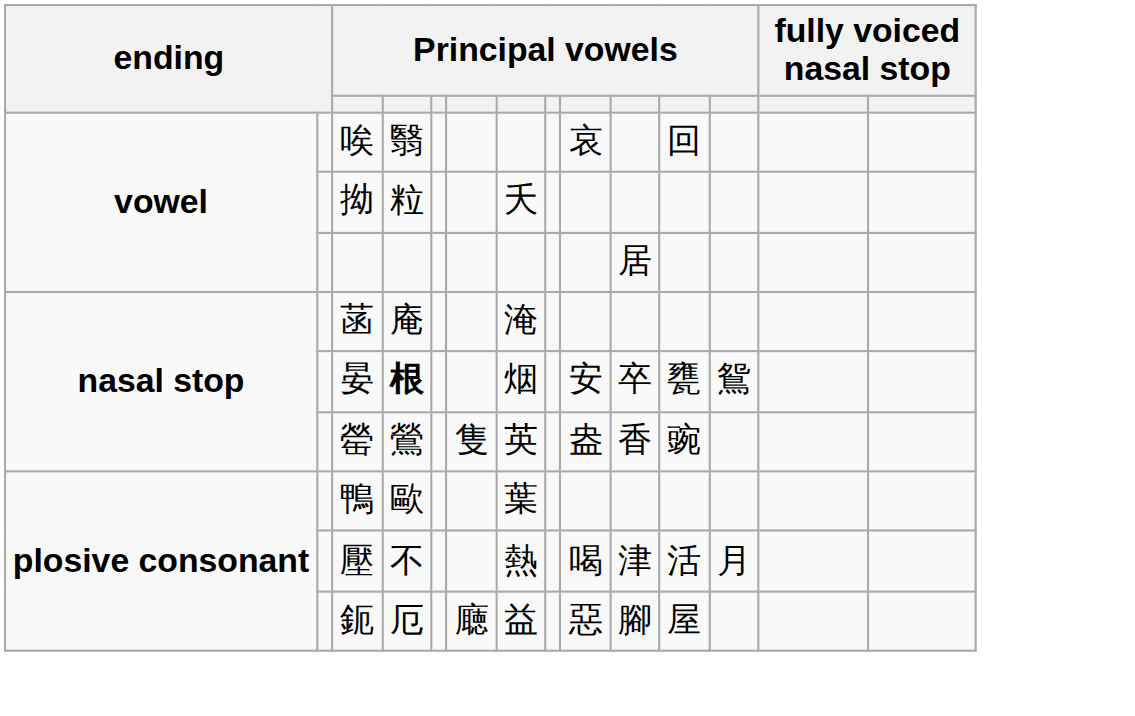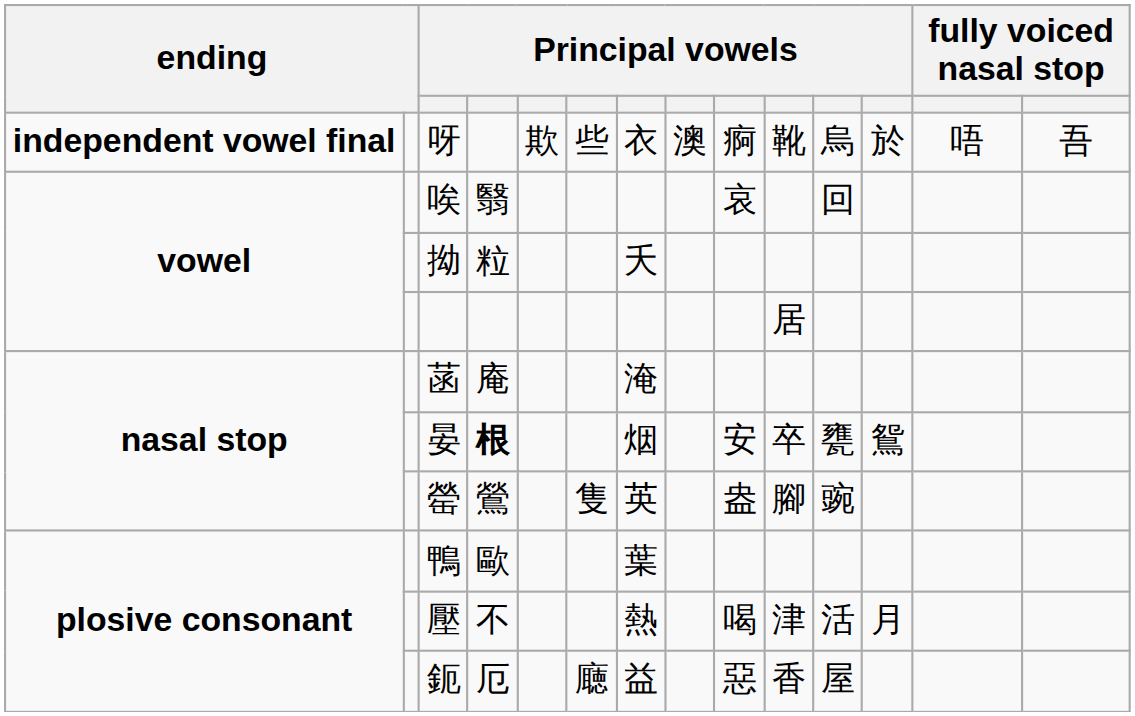+ row: (444, 140)
(635, 439) 香 -> (789, 499) 腳
(635, 619) 腳 -> (789, 679) 香
